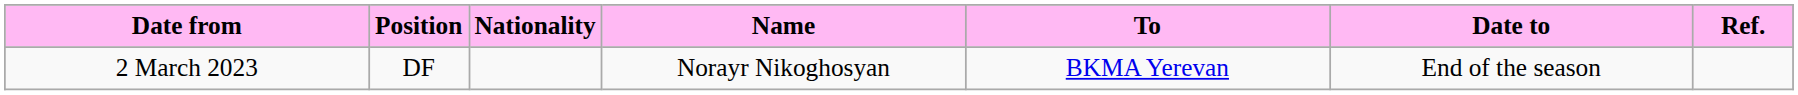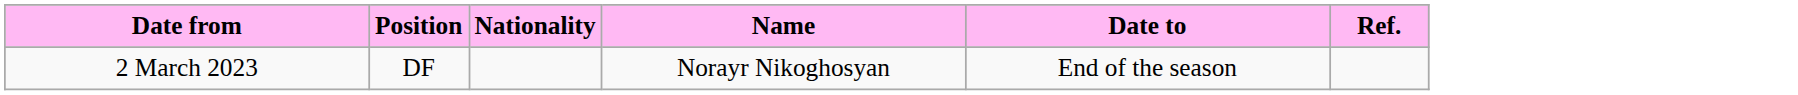- column: (1147, 25)
